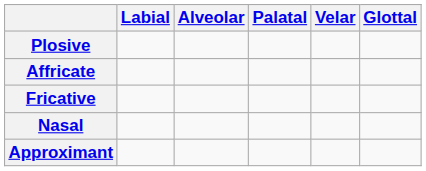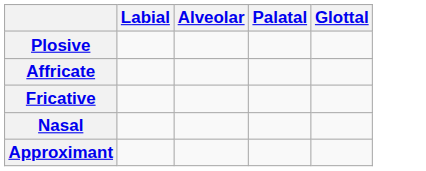- column: (335, 17)
